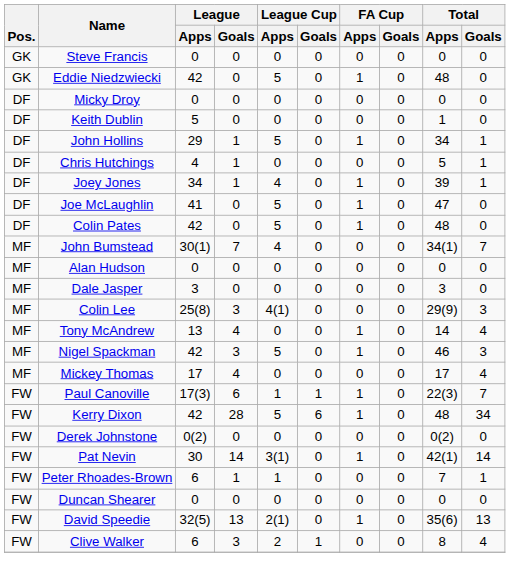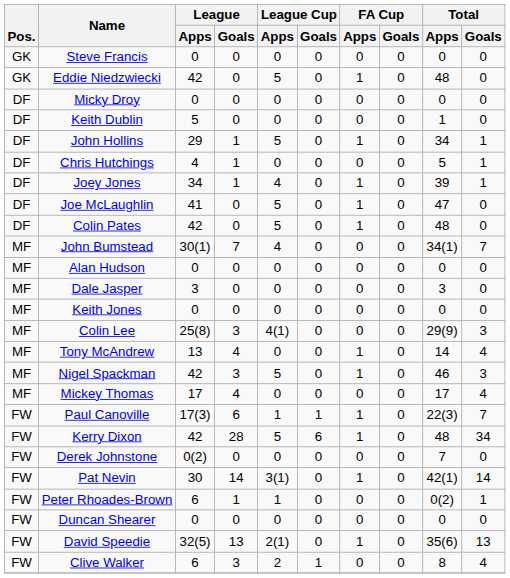+ row: (107, 309)
(442, 436) 0(2) -> (442, 457) 7
(442, 478) 7 -> (442, 499) 0(2)
